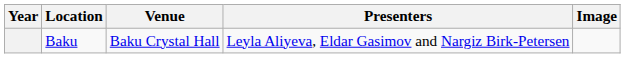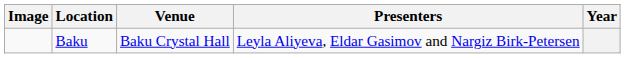columns swapped: (23, 16) <-> (597, 16)
